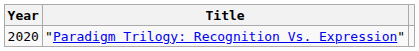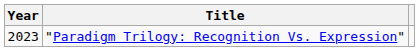(23, 36) 2020 -> (23, 36) 2023
